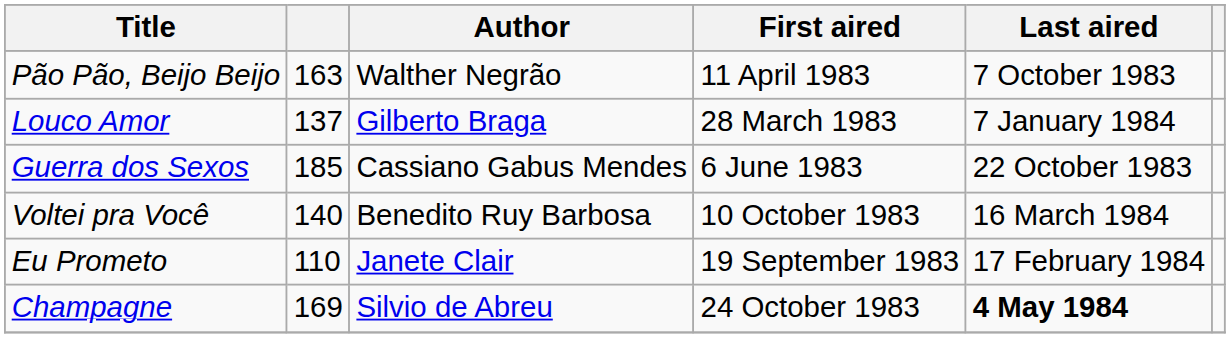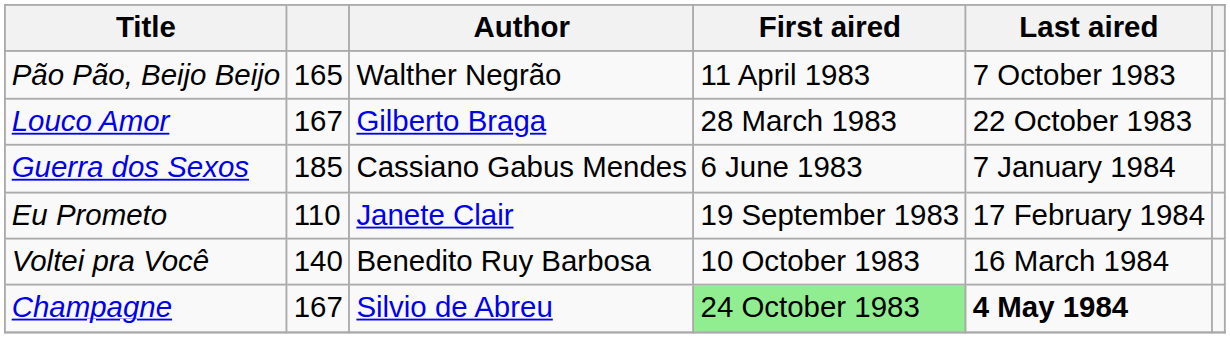(318, 74) 163 -> (318, 74) 165
(318, 121) 137 -> (318, 121) 167
(1074, 121) 7 January 1984 -> (1082, 121) 22 October 1983
(1082, 167) 22 October 1983 -> (1074, 167) 7 January 1984
rows swapped: (89, 261) <-> (110, 214)
(318, 307) 169 -> (318, 307) 167
(810, 307) no background -> (810, 307) lightgreen background
